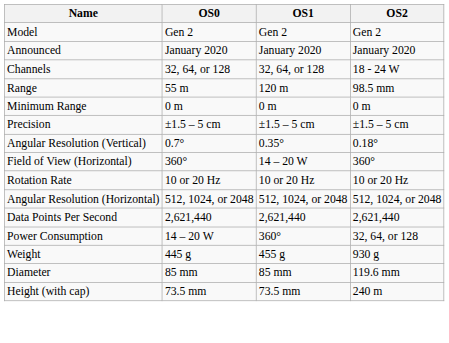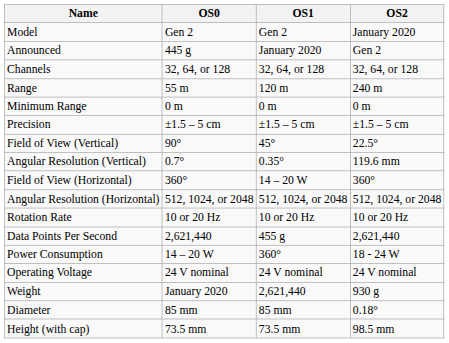(367, 32) Gen 2 -> (384, 32) January 2020
(196, 50) January 2020 -> (178, 50) 445 g
(384, 50) January 2020 -> (367, 50) Gen 2
(376, 69) 18 - 24 W -> (385, 69) 32, 64, or 128
(374, 87) 98.5 mm -> (368, 87) 240 m
+ row: (63, 143)
(365, 143) 0.18° -> (376, 161) 119.6 mm
rows swapped: (83, 198) <-> (39, 180)
(282, 217) 2,621,440 -> (272, 236) 455 g
(385, 236) 32, 64, or 128 -> (376, 254) 18 - 24 W
+ row: (49, 273)
(178, 254) 445 g -> (196, 291) January 2020
(272, 254) 455 g -> (282, 291) 2,621,440
(376, 273) 119.6 mm -> (365, 310) 0.18°
(368, 291) 240 m -> (374, 328) 98.5 mm
